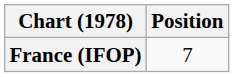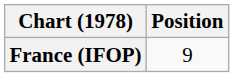(187, 54) 7 -> (187, 54) 9
